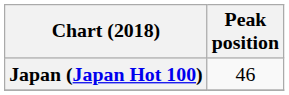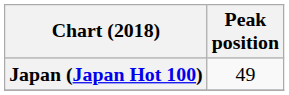(245, 74) 46 -> (245, 74) 49
